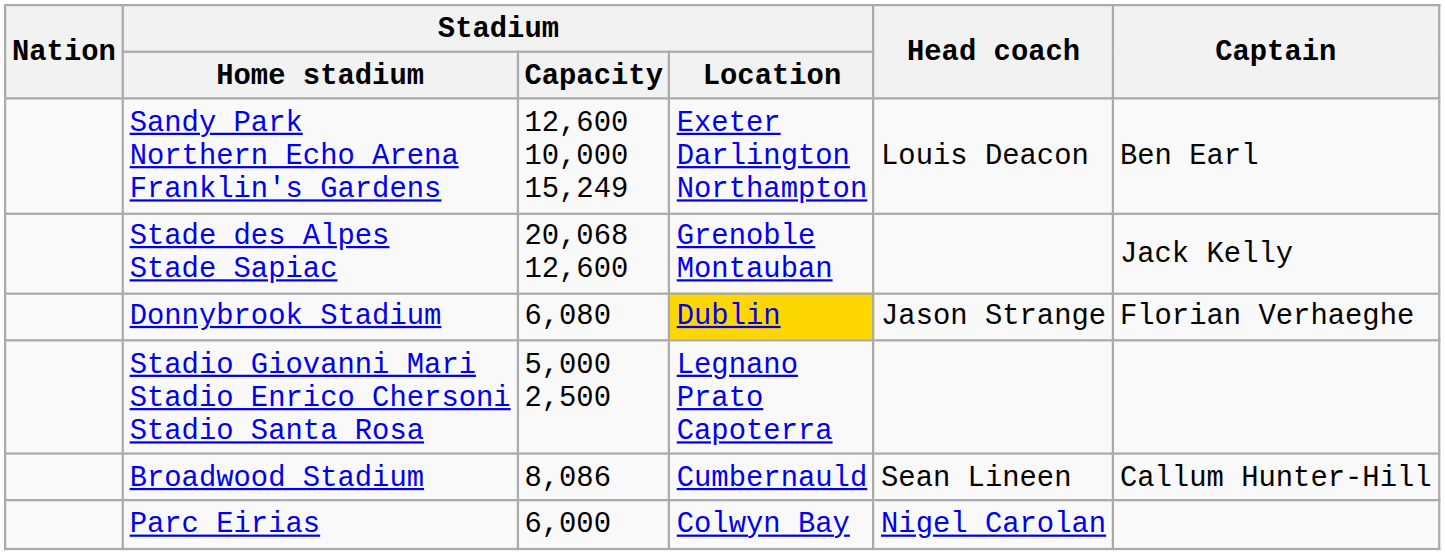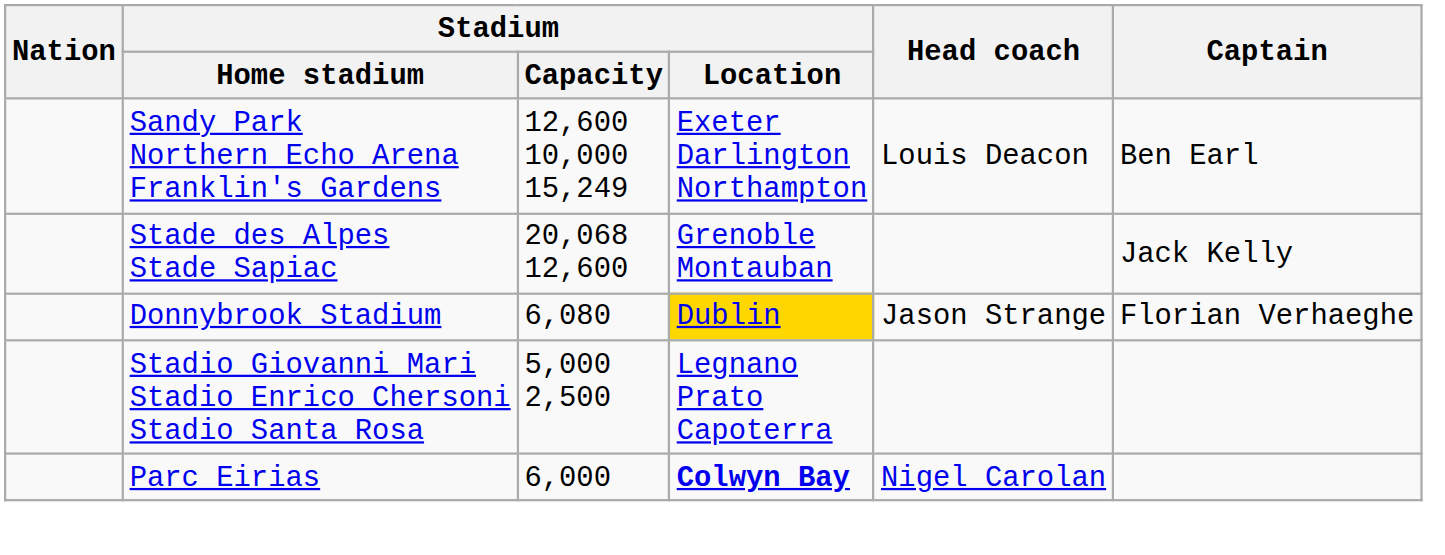- row: (277, 477)
(763, 524) normal -> (763, 477) bold
